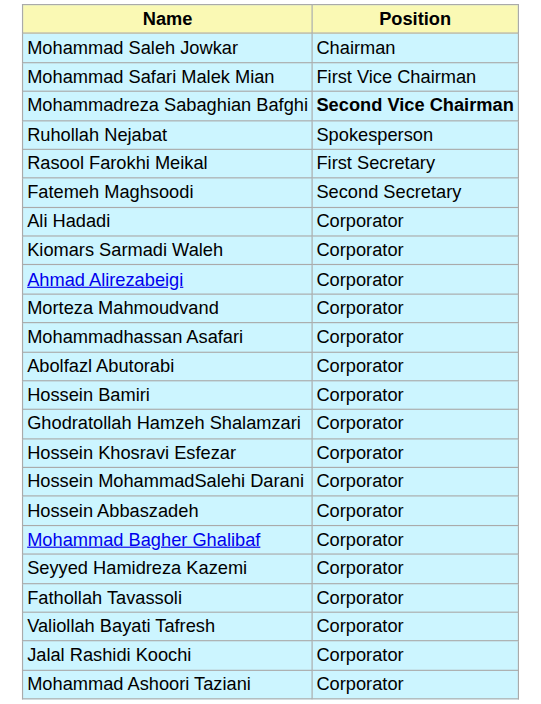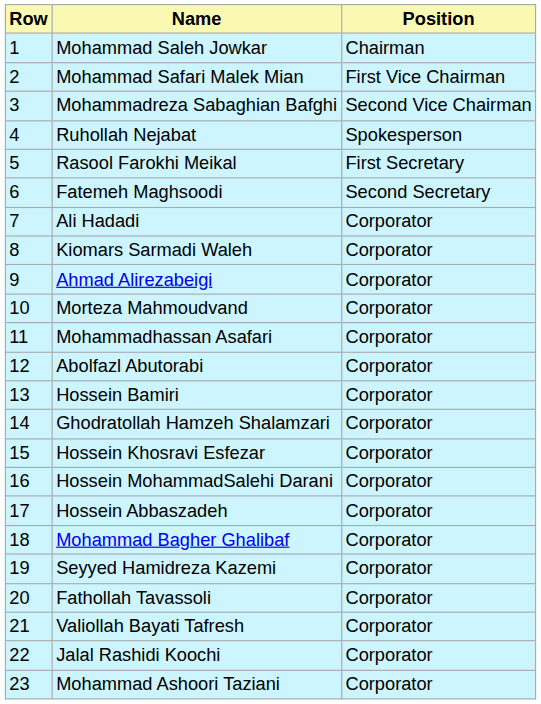+ column: (29, 18)
(415, 105) bold -> (439, 105) normal
